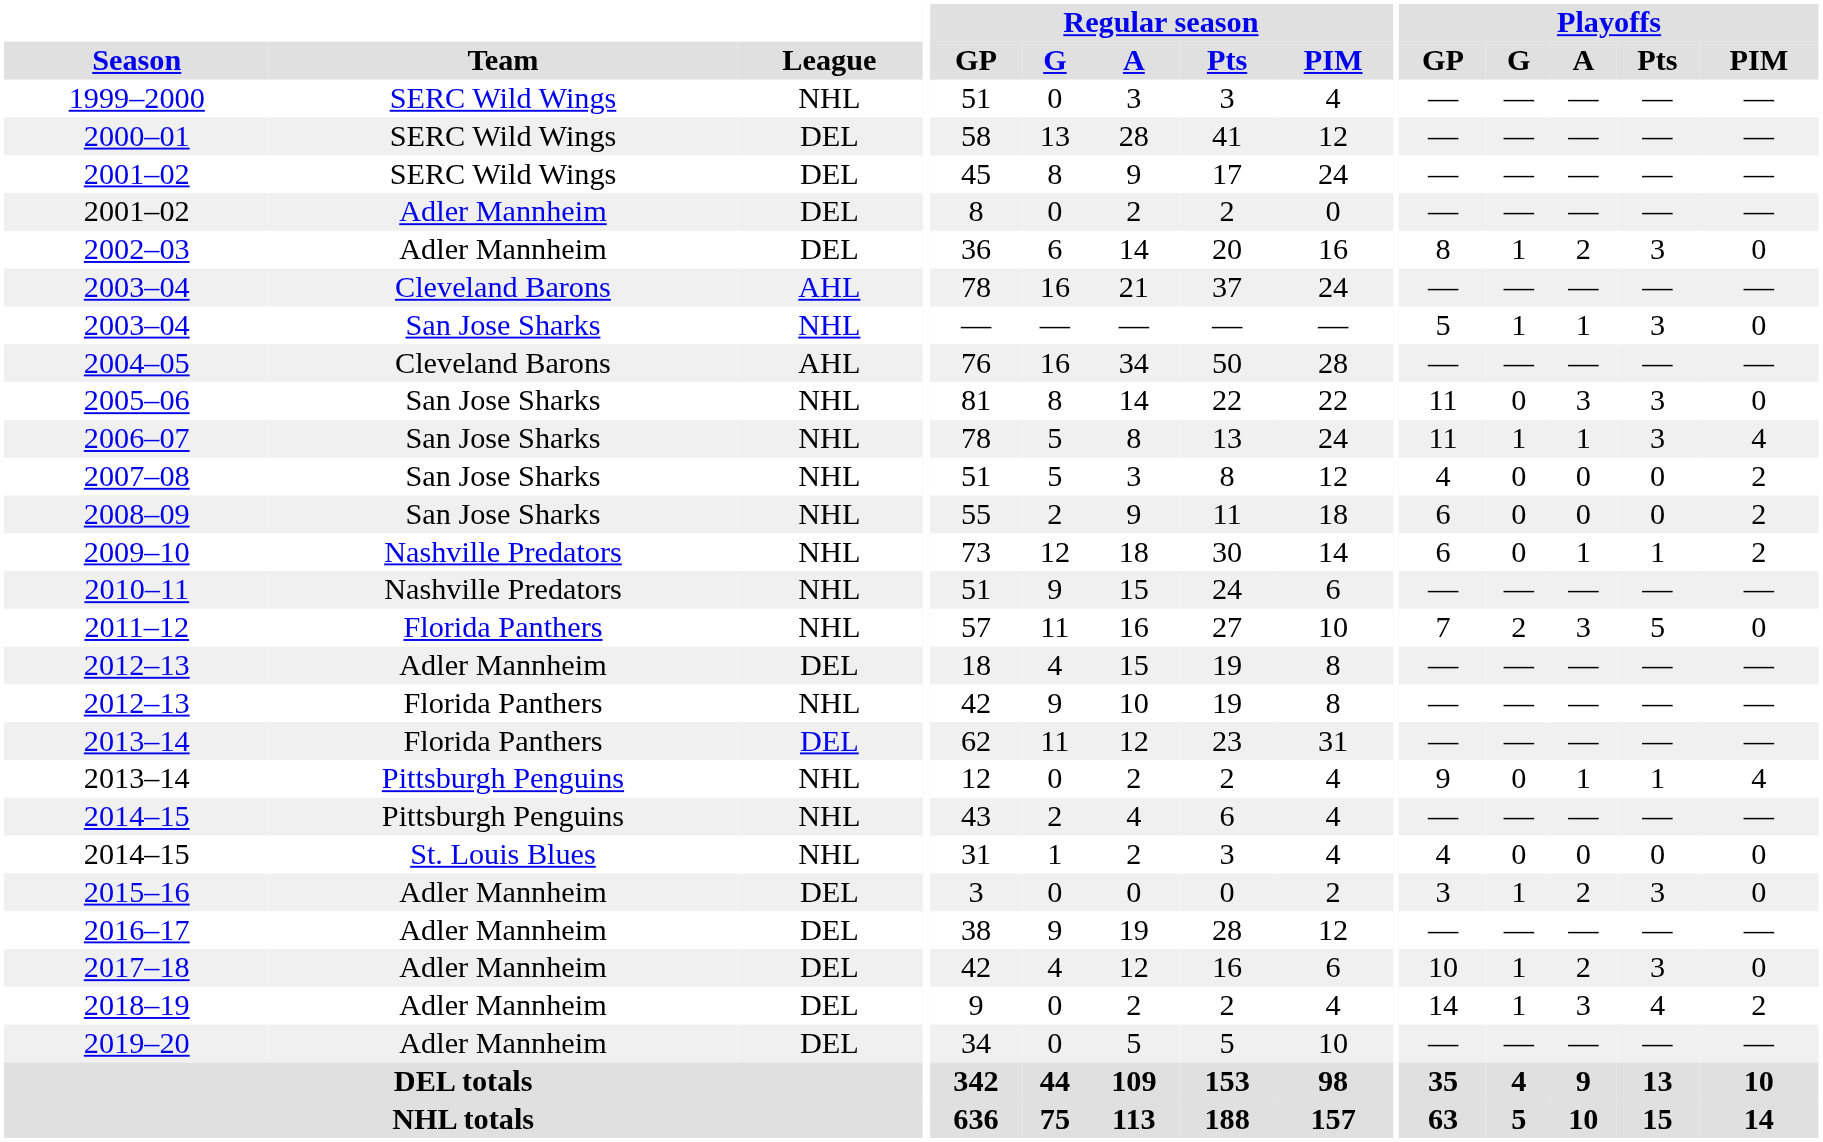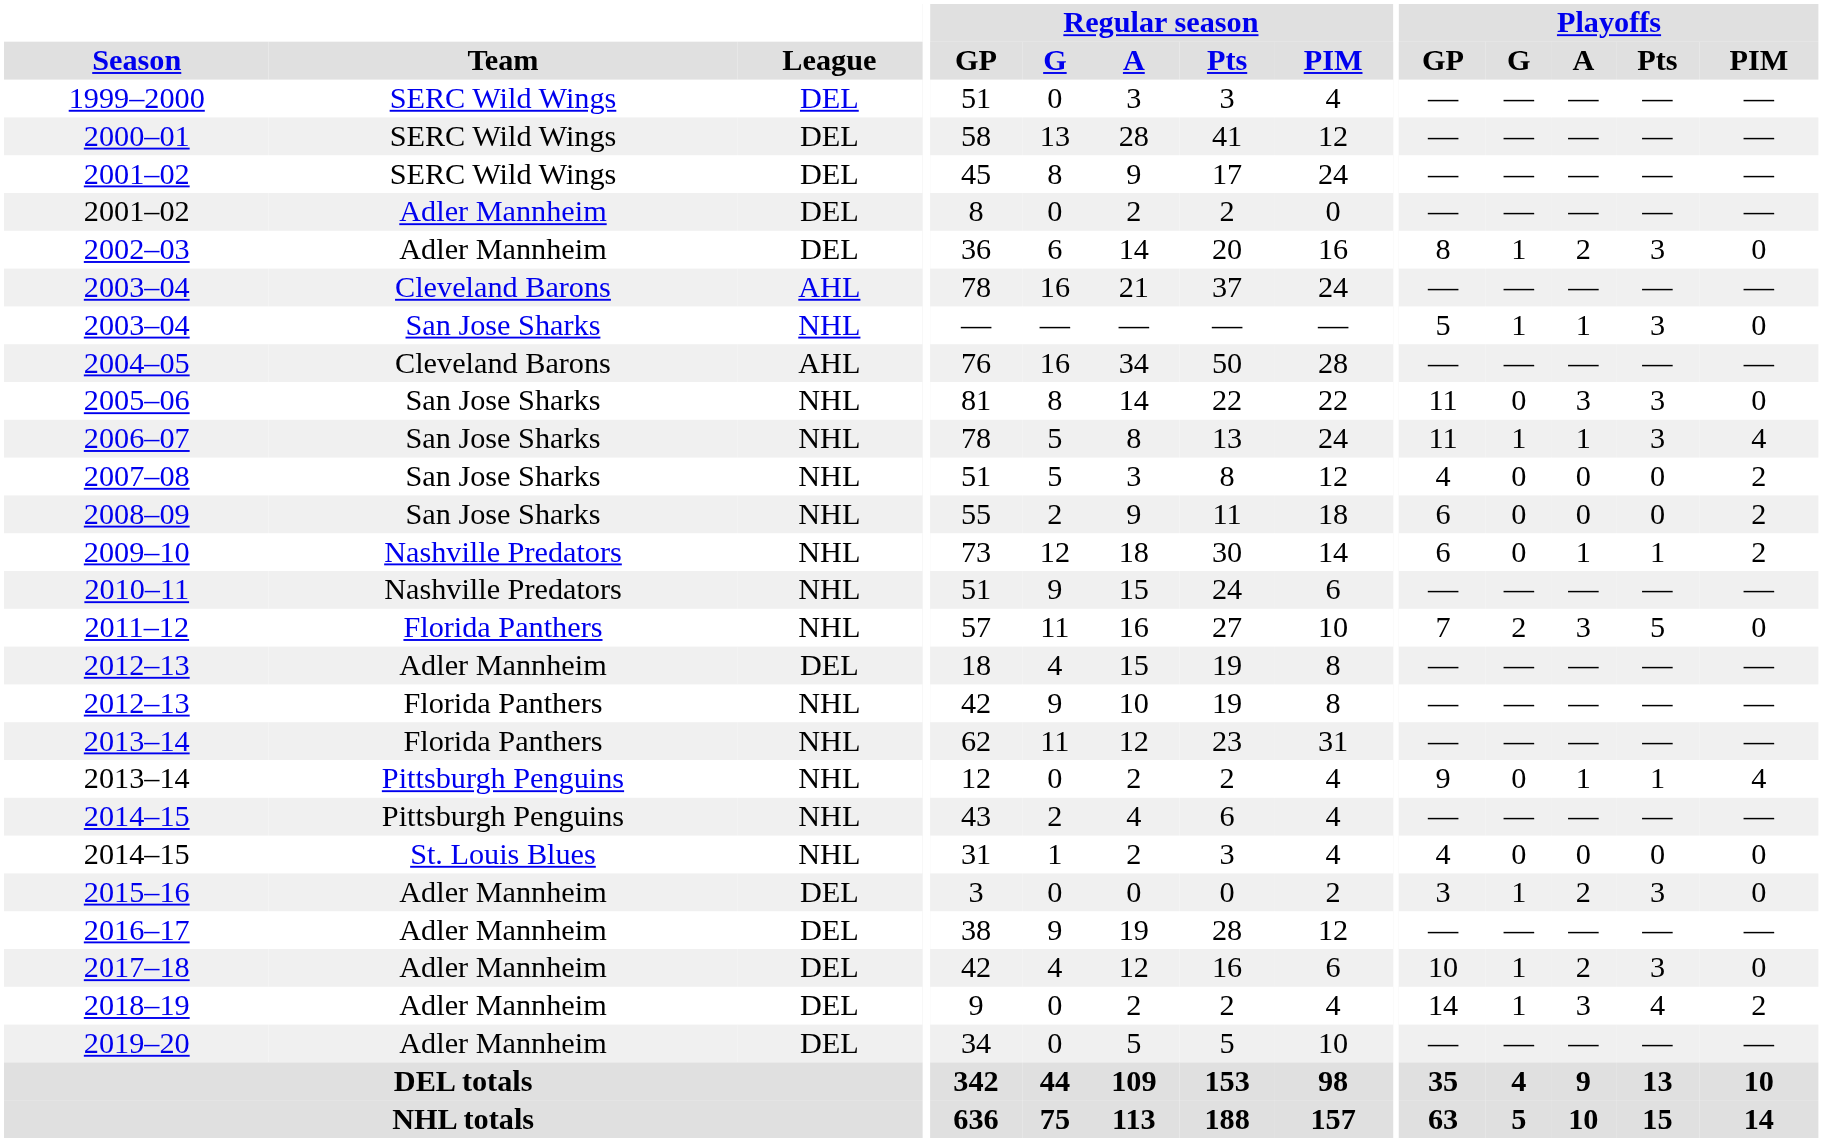(829, 98) NHL -> (829, 98) DEL
(829, 740) DEL -> (829, 740) NHL
